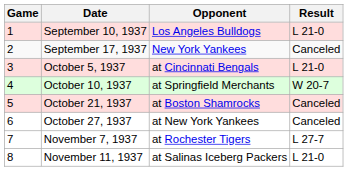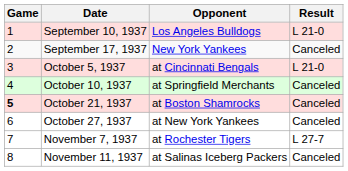(311, 85) W 20-7 -> (316, 85) Canceled
(10, 103) normal -> (10, 103) bold
(308, 157) L 21-0 -> (316, 157) Canceled
